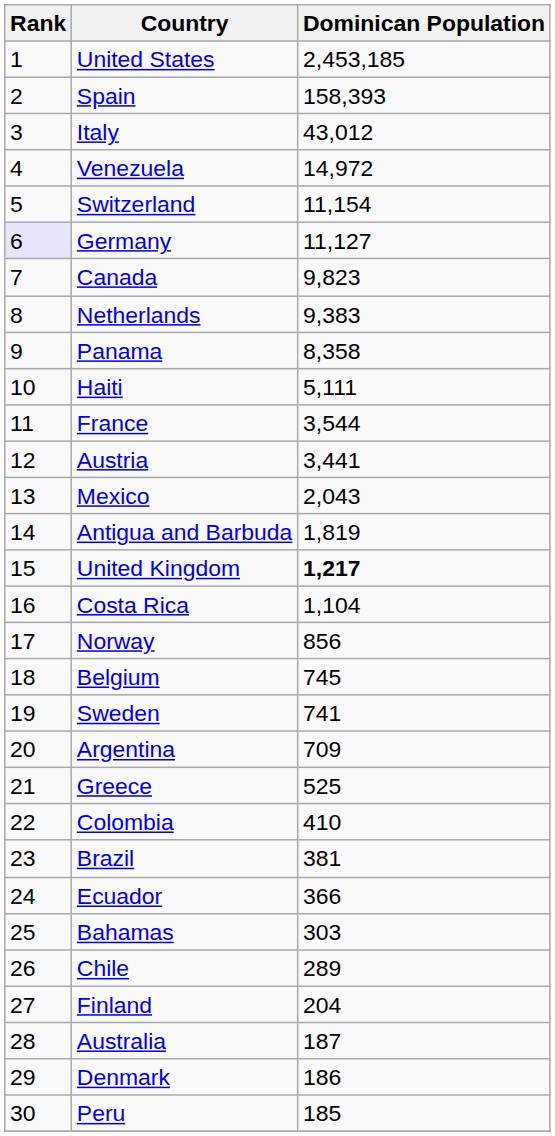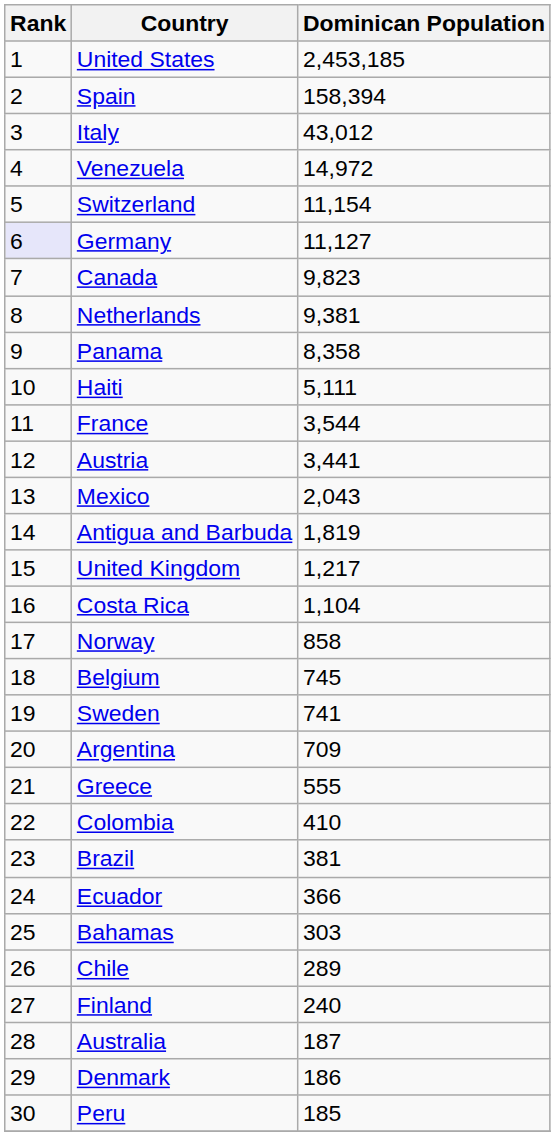(344, 96) 158,393 -> (344, 96) 158,394
(332, 314) 9,383 -> (332, 314) 9,381
(332, 568) bold -> (332, 568) normal
(322, 641) 856 -> (322, 641) 858
(322, 786) 525 -> (322, 786) 555
(322, 1004) 204 -> (322, 1004) 240
